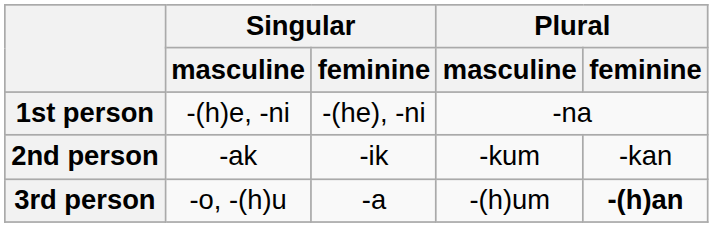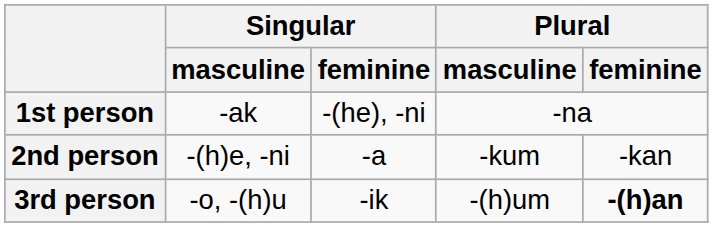(238, 112) -(h)e, -ni -> (238, 112) -ak
(238, 156) -ak -> (238, 156) -(h)e, -ni
(374, 156) -ik -> (374, 156) -a
(374, 199) -a -> (374, 199) -ik
